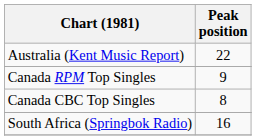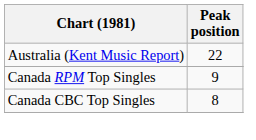- row: (100, 123)
